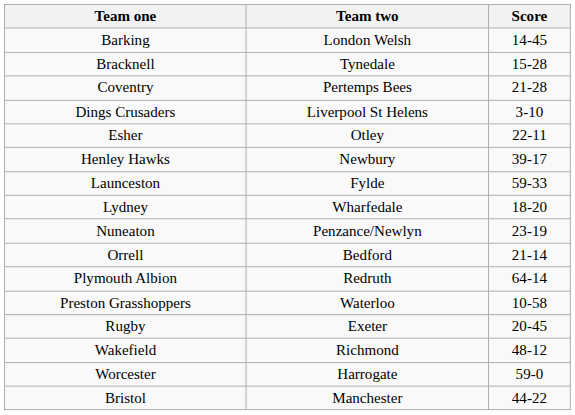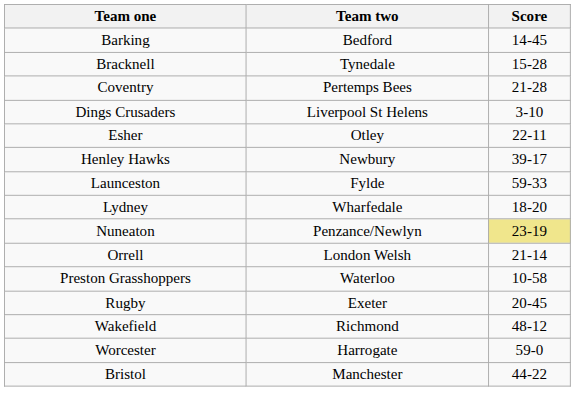(367, 40) London Welsh -> (367, 40) Bedford
(529, 231) no background -> (529, 231) khaki background
(367, 254) Bedford -> (367, 254) London Welsh
- row: (125, 278)
